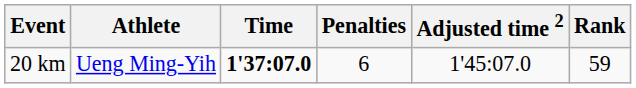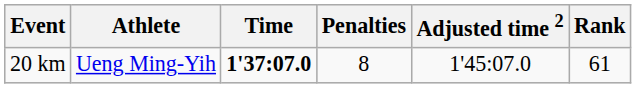(364, 65) 6 -> (364, 65) 8
(600, 65) 59 -> (600, 65) 61
